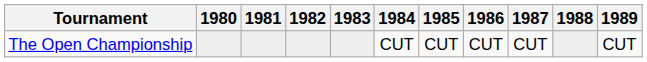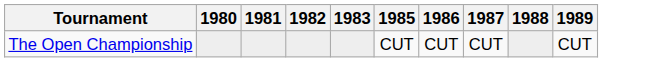- column: (397, 18)
